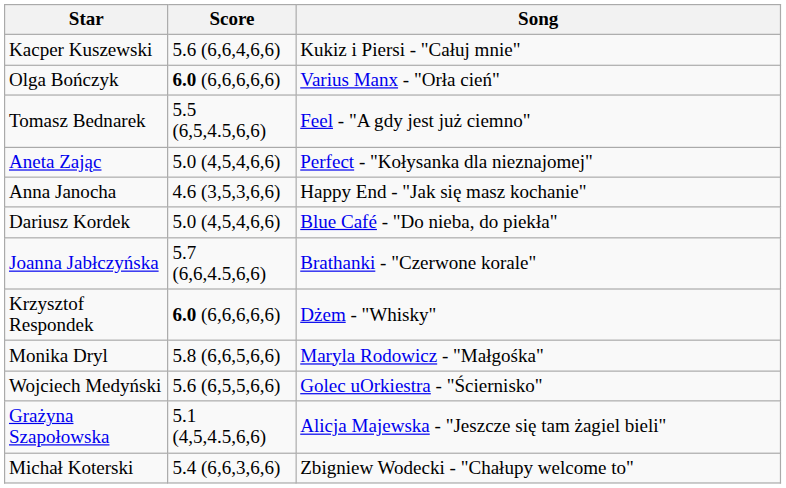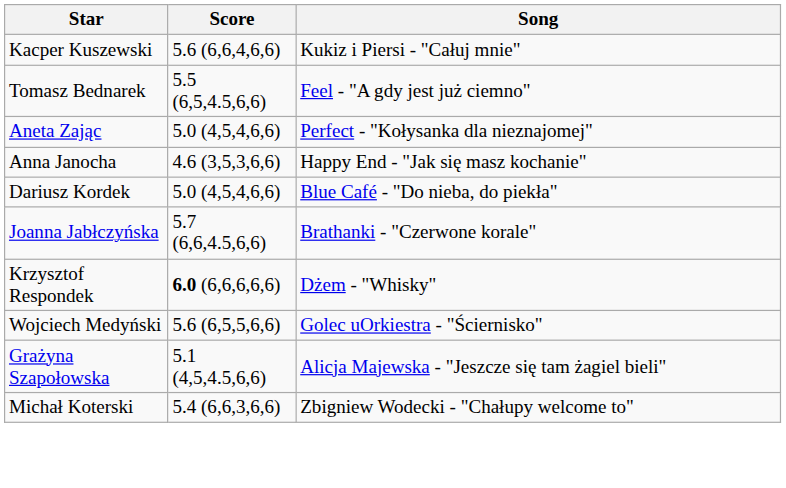- row: (64, 79)
- row: (58, 355)
